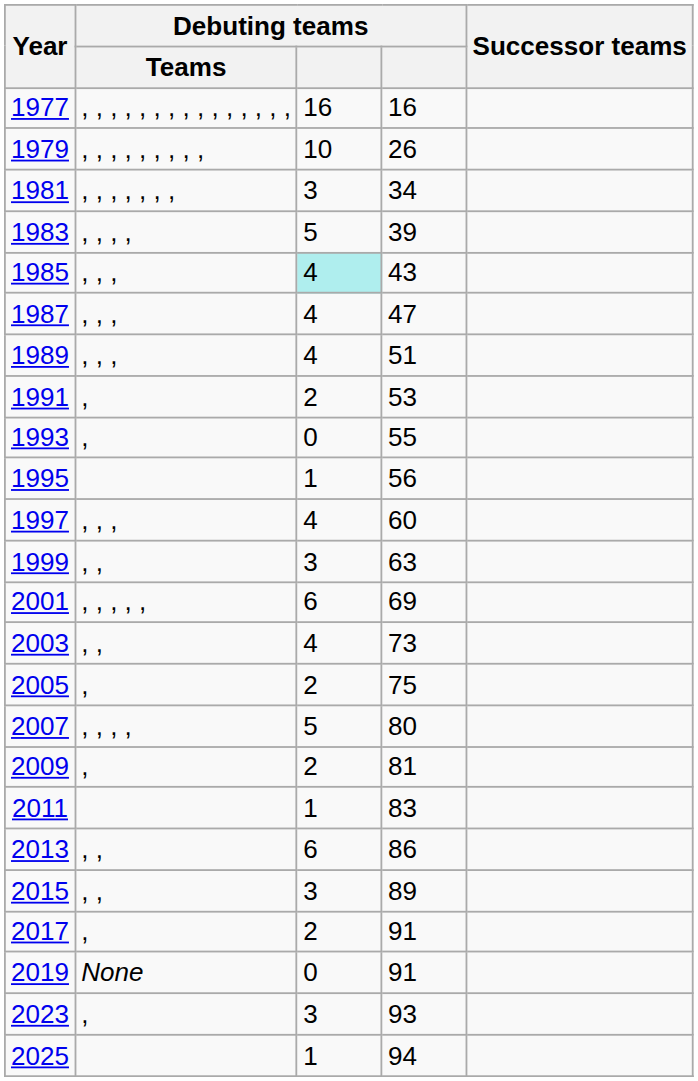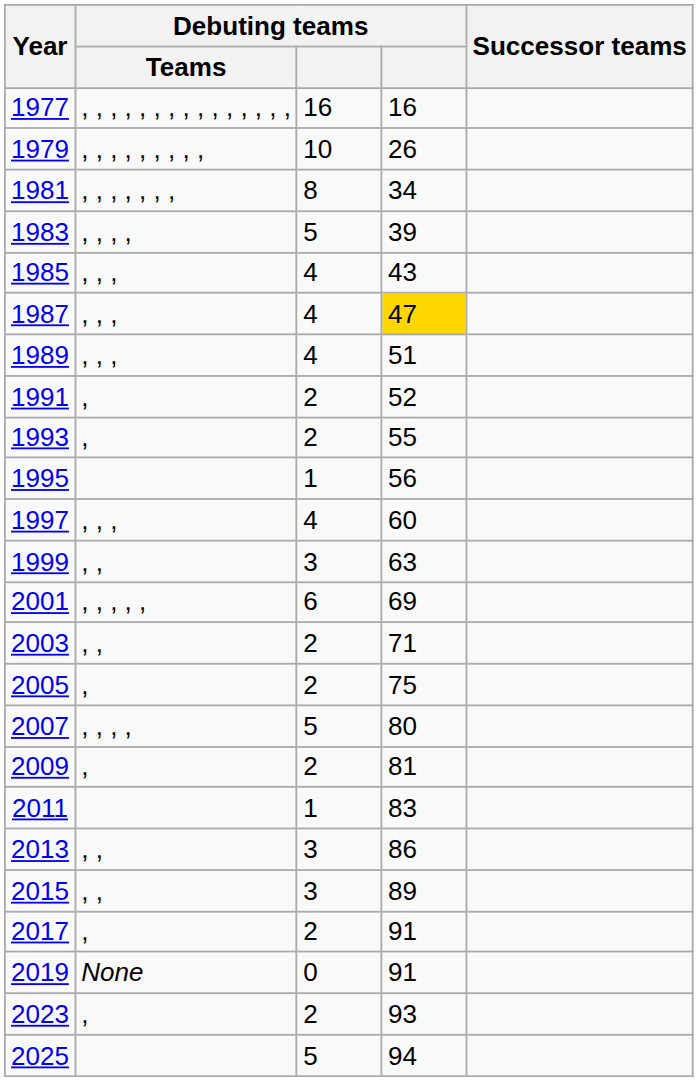(311, 191) 3 -> (311, 191) 8
(311, 273) paleturquoise background -> (311, 273) no background
(402, 314) no background -> (402, 314) gold background
(402, 396) 53 -> (402, 396) 52
(311, 438) 0 -> (311, 438) 2
(311, 644) 4 -> (311, 644) 2
(402, 644) 73 -> (402, 644) 71
(311, 849) 6 -> (311, 849) 3
(311, 1014) 3 -> (311, 1014) 2
(311, 1055) 1 -> (311, 1055) 5
